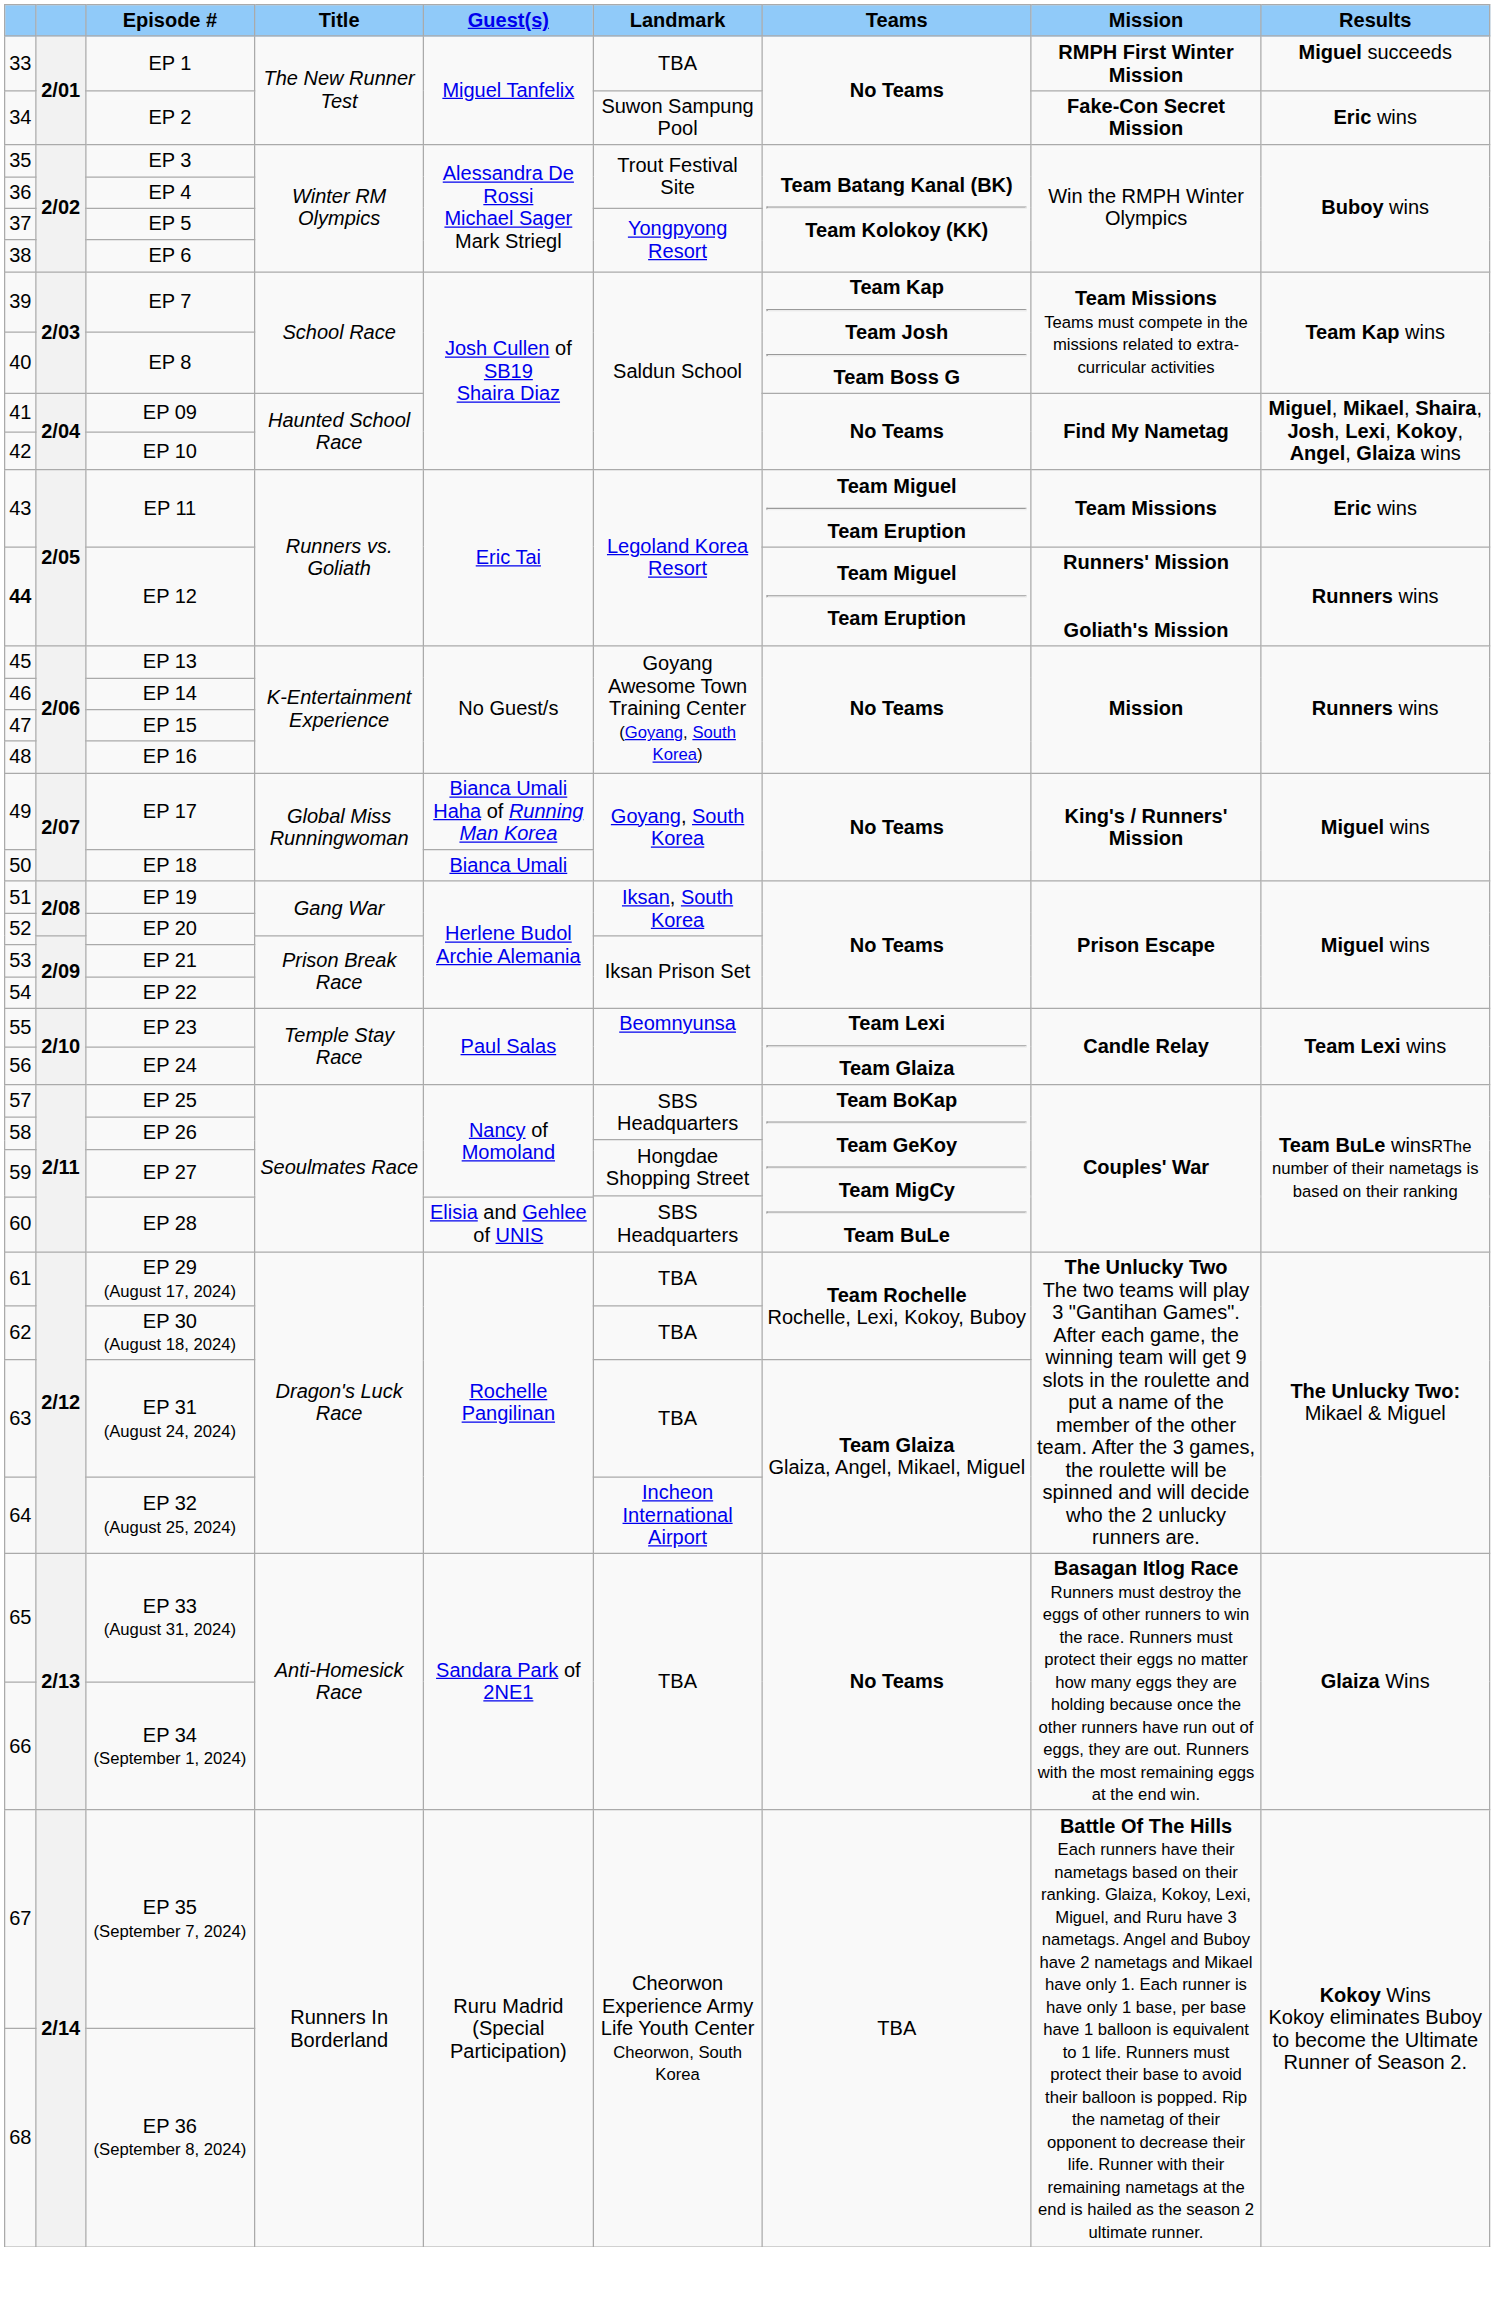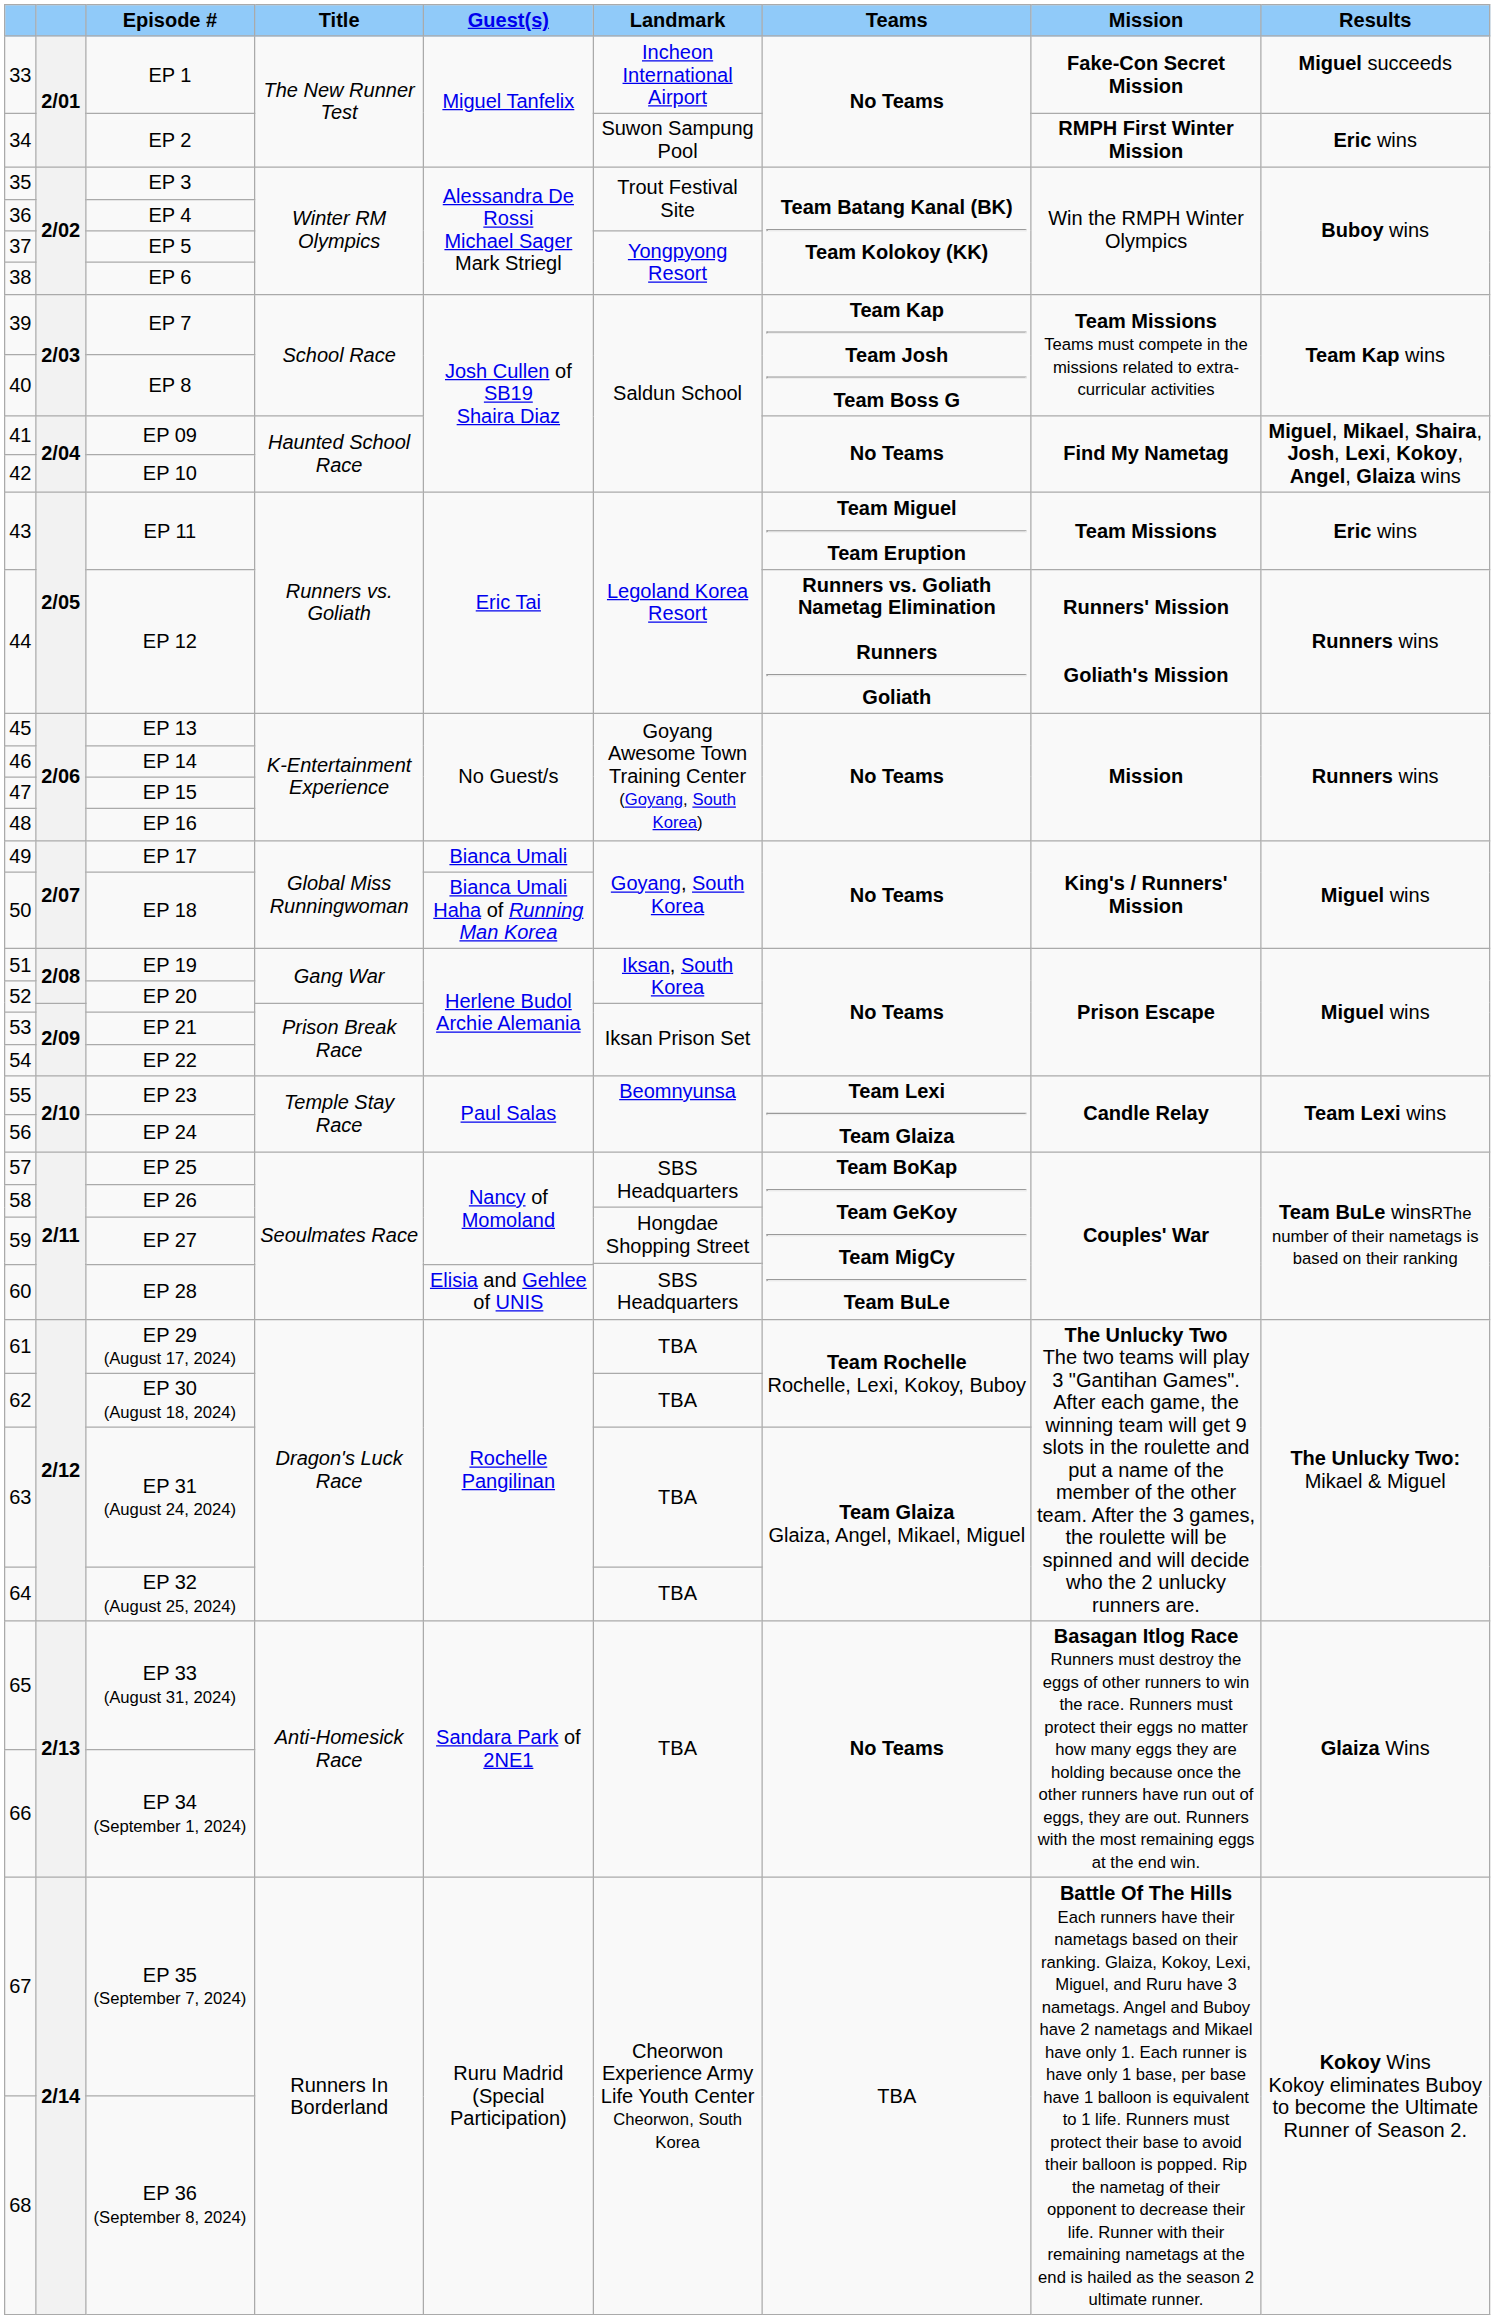(678, 63) TBA -> (678, 74) Incheon International Airport
(1146, 63) RMPH First Winter Mission -> (1146, 74) Fake-Con Secret Mission
(1146, 117) Fake-Con Secret Mission -> (1146, 140) RMPH First Winter Mission
(20, 596) bold -> (20, 641) normal
(897, 596) Team Miguel Team Eruption -> (897, 641) Runners vs. Goliath Nametag Elimination Runners Goliath
(508, 811) Bianca Umali Haha of Running Man Korea -> (508, 856) Bianca Umali
(508, 865) Bianca Umali -> (508, 910) Bianca Umali Haha of Running Man Korea
(678, 1514) Incheon International Airport -> (678, 1593) TBA
